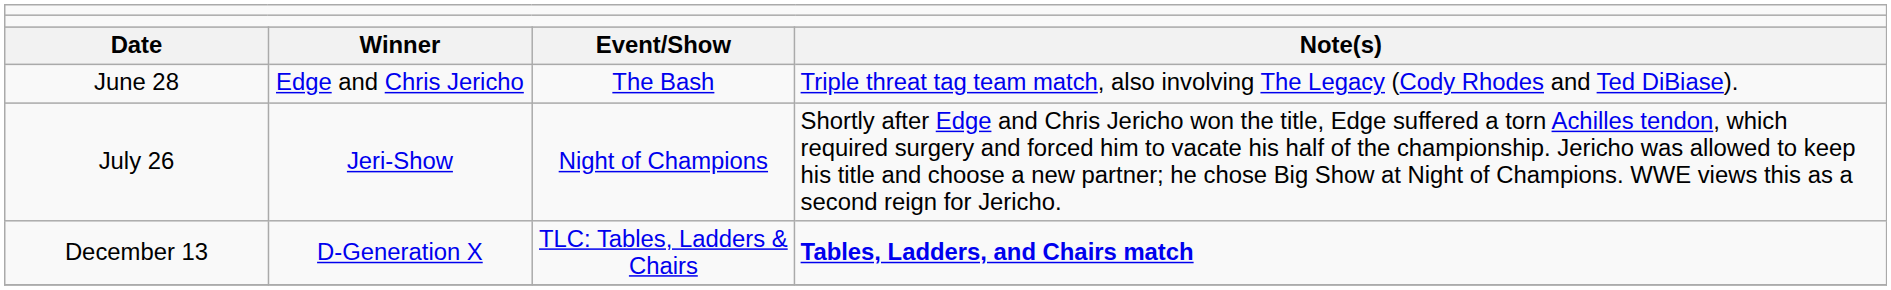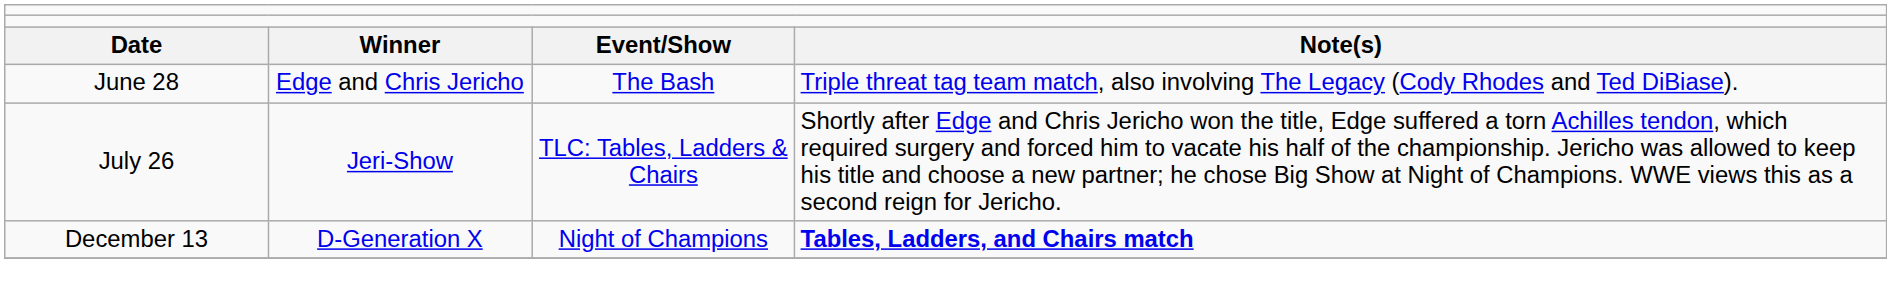(663, 161) Night of Champions -> (663, 161) TLC: Tables, Ladders & Chairs
(663, 252) TLC: Tables, Ladders & Chairs -> (663, 239) Night of Champions
